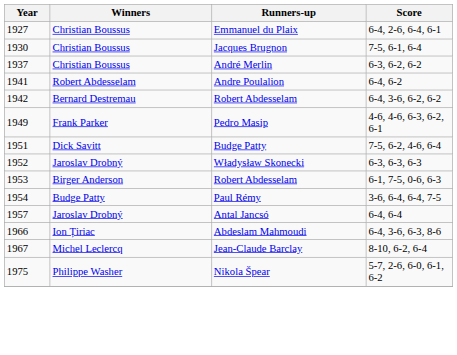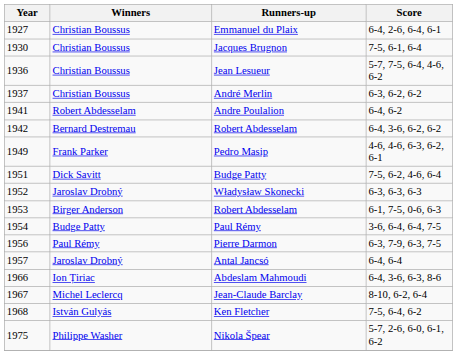+ row: (17, 70)
+ row: (17, 243)
+ row: (17, 311)
